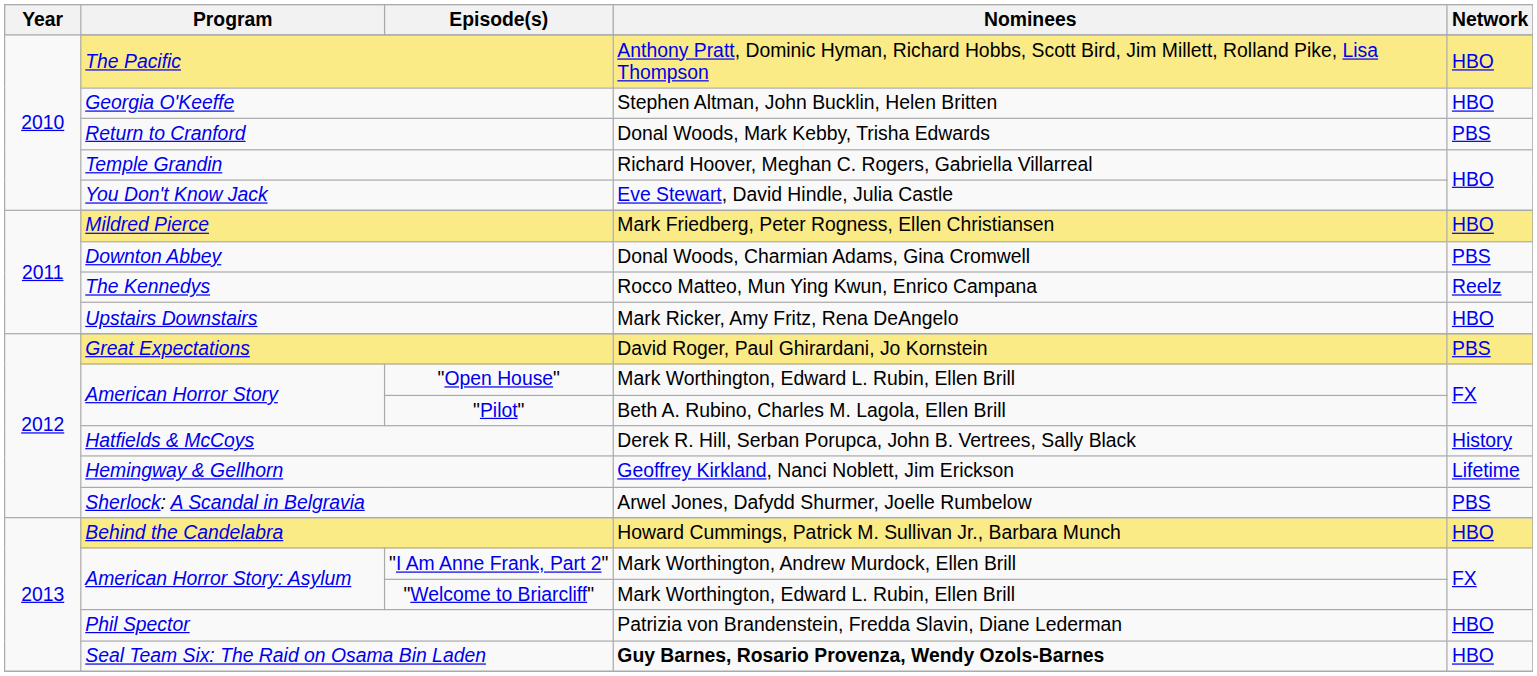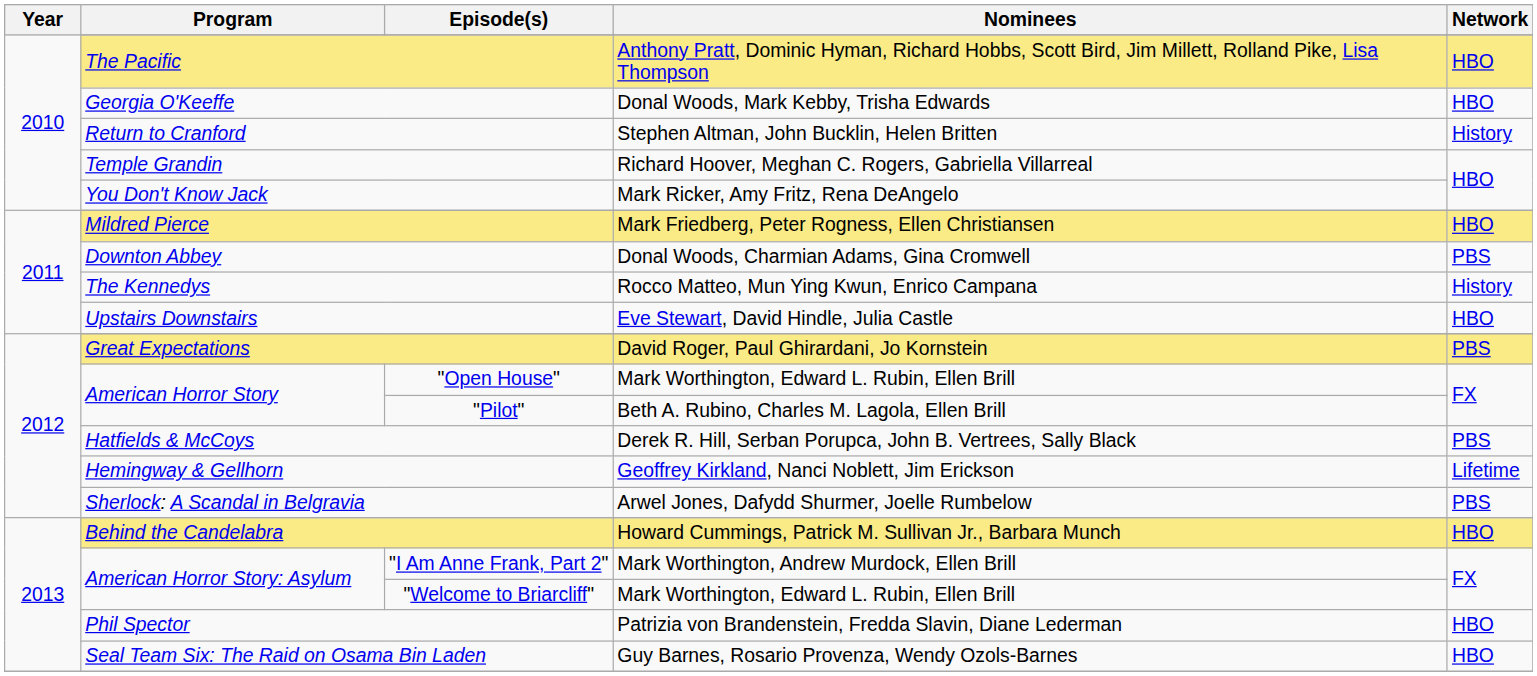(807, 103) Stephen Altman, John Bucklin, Helen Britten -> (804, 103) Donal Woods, Mark Kebby, Trisha Edwards
(804, 133) Donal Woods, Mark Kebby, Trisha Edwards -> (807, 133) Stephen Altman, John Bucklin, Helen Britten
(1471, 133) PBS -> (1482, 133) History
(785, 195) Eve Stewart, David Hindle, Julia Castle -> (788, 195) Mark Ricker, Amy Fritz, Rena DeAngelo
(1477, 287) Reelz -> (1482, 287) History
(788, 317) Mark Ricker, Amy Fritz, Rena DeAngelo -> (785, 317) Eve Stewart, David Hindle, Julia Castle
(1482, 440) History -> (1471, 440) PBS
(861, 655) bold -> (847, 655) normal
